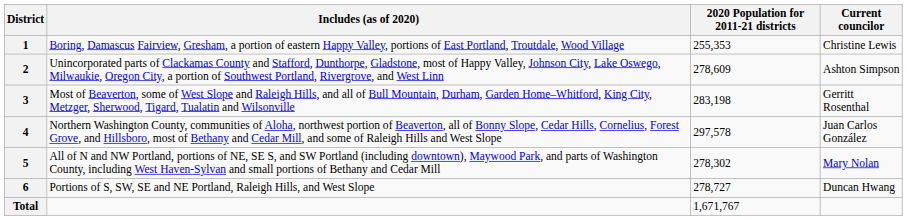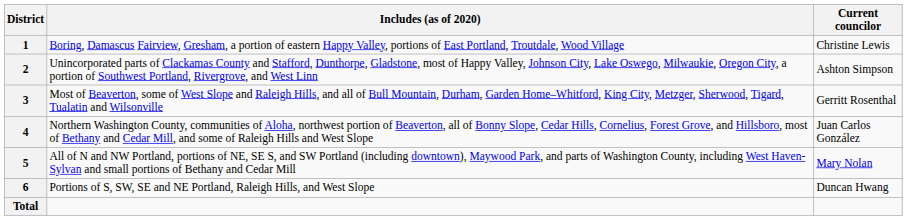- column: (755, 20)
